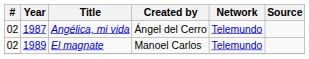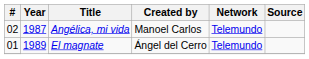(171, 29) Ángel del Cerro -> (168, 29) Manoel Carlos
(13, 45) 02 -> (13, 45) 01
(168, 45) Manoel Carlos -> (171, 45) Ángel del Cerro
